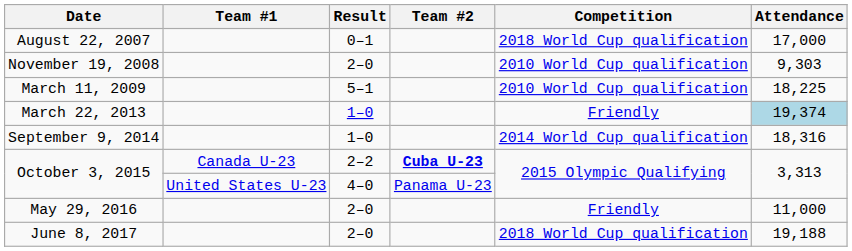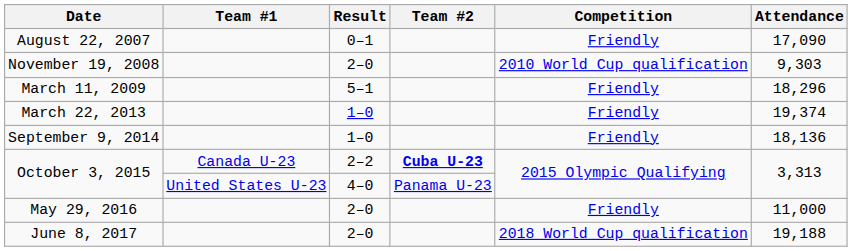(623, 41) 2018 World Cup qualification -> (623, 41) Friendly
(799, 41) 17,000 -> (799, 41) 17,090
(623, 89) 2010 World Cup qualification -> (623, 89) Friendly
(799, 89) 18,225 -> (799, 89) 18,296
(799, 113) lightblue background -> (799, 113) no background
(623, 137) 2014 World Cup qualification -> (623, 137) Friendly
(799, 137) 18,316 -> (799, 137) 18,136
